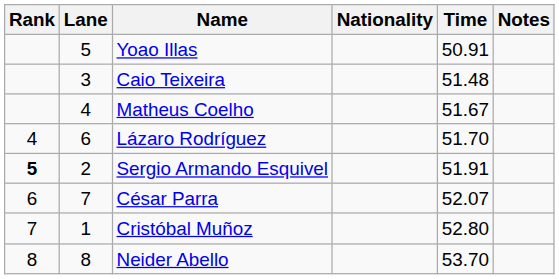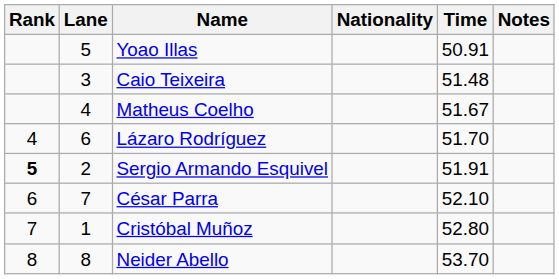(465, 199) 52.07 -> (465, 199) 52.10
